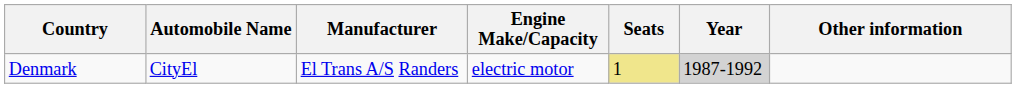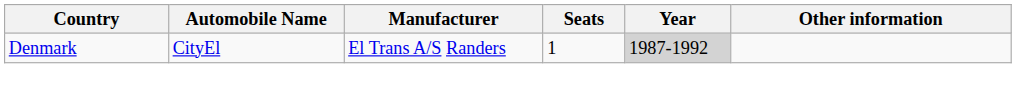- column: (538, 29)
(617, 68) khaki background -> (552, 47) no background
